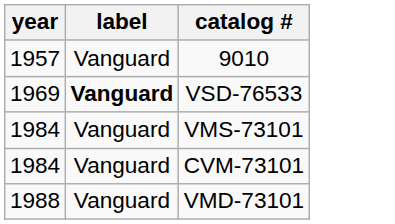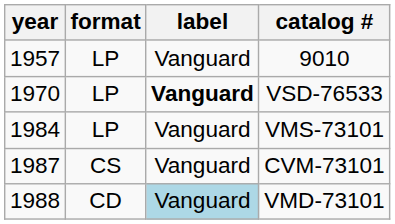+ column: (106, 22)
(35, 93) 1969 -> (35, 93) 1970
(35, 165) 1984 -> (35, 165) 1987
(122, 201) no background -> (202, 201) lightblue background
